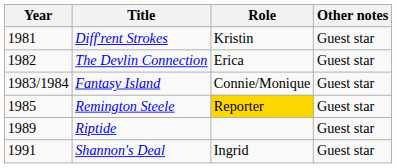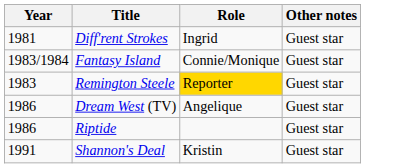(234, 38) Kristin -> (200, 38) Ingrid
- row: (141, 60)
(22, 106) 1985 -> (22, 83) 1983
+ row: (126, 106)
(22, 128) 1989 -> (22, 128) 1986
(231, 151) Ingrid -> (203, 151) Kristin
